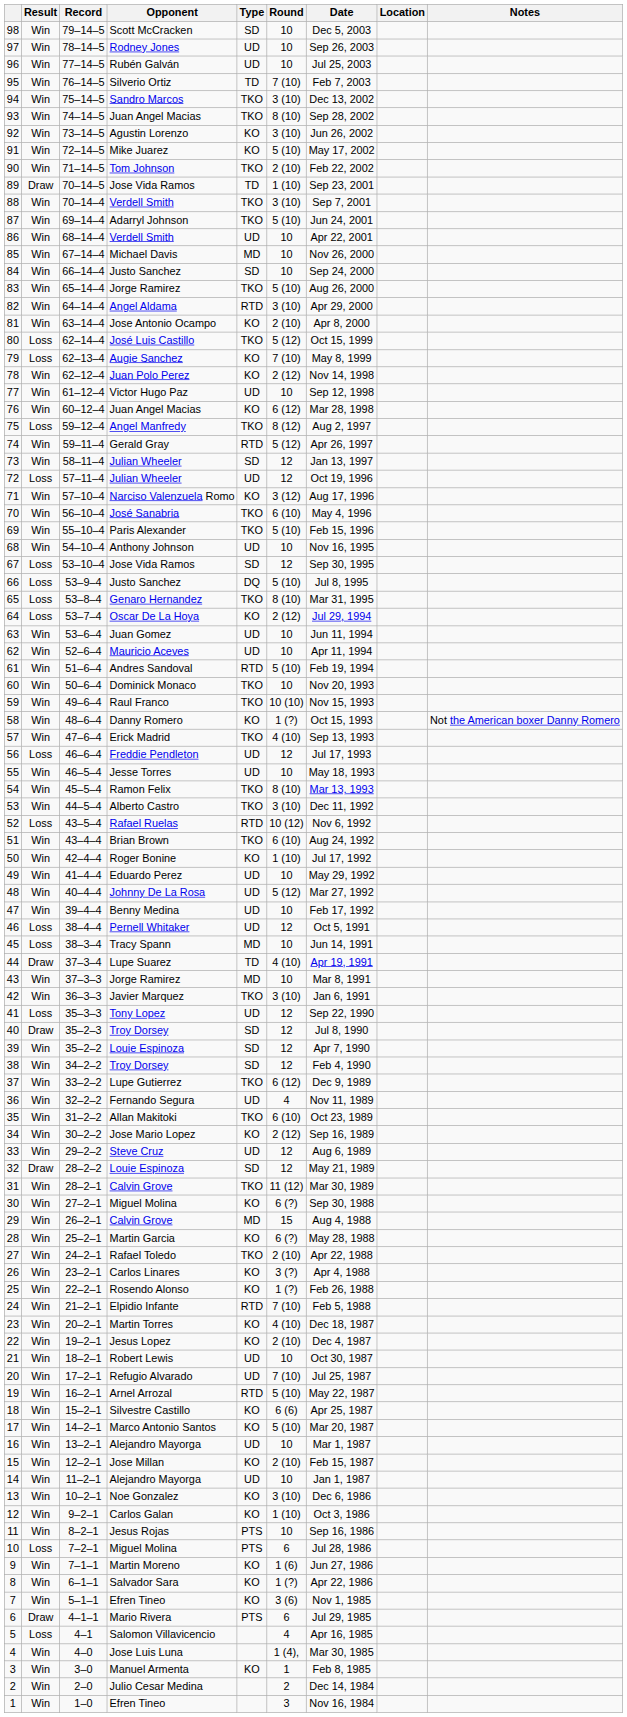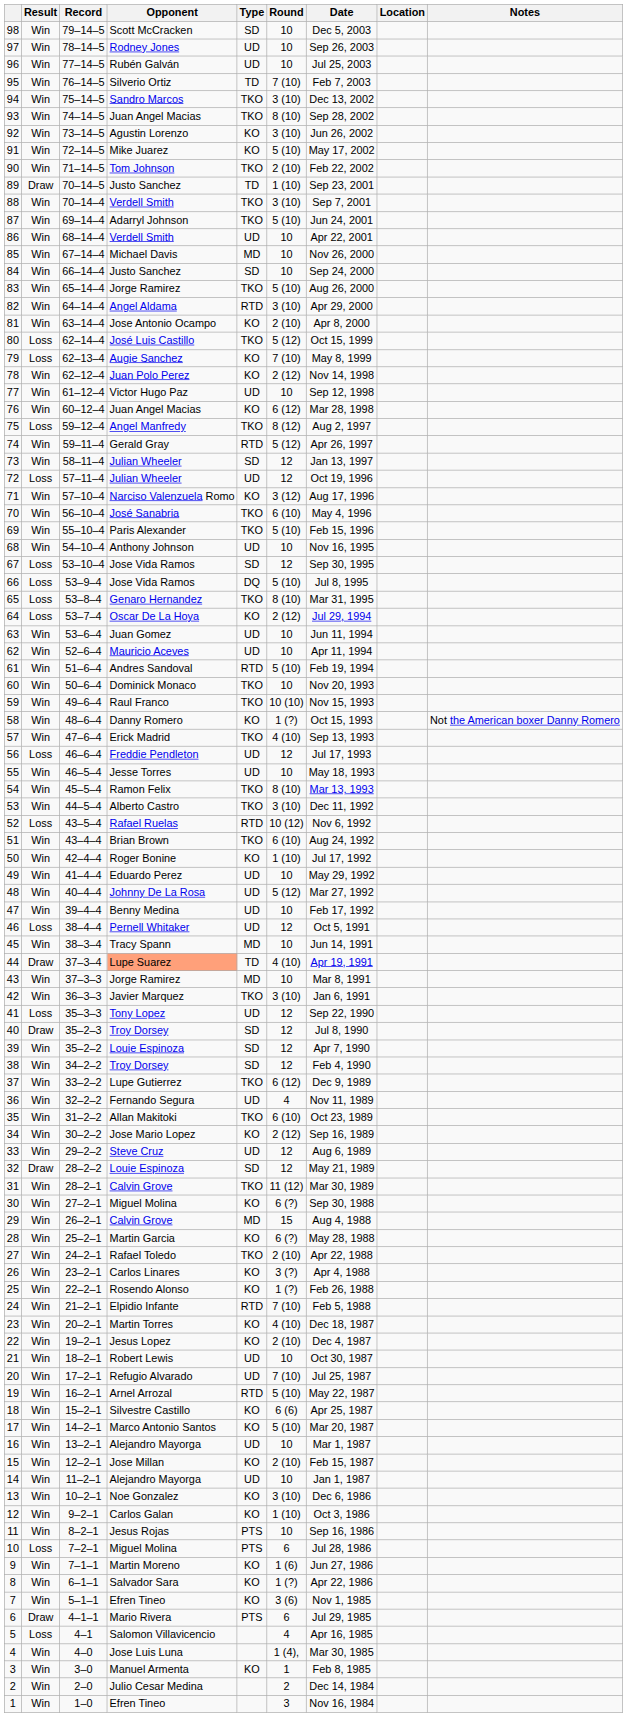(152, 185) Jose Vida Ramos -> (145, 185) Justo Sanchez
(145, 582) Justo Sanchez -> (152, 582) Jose Vida Ramos
(41, 944) Loss -> (41, 944) Win
(140, 962) no background -> (140, 962) lightsalmon background
